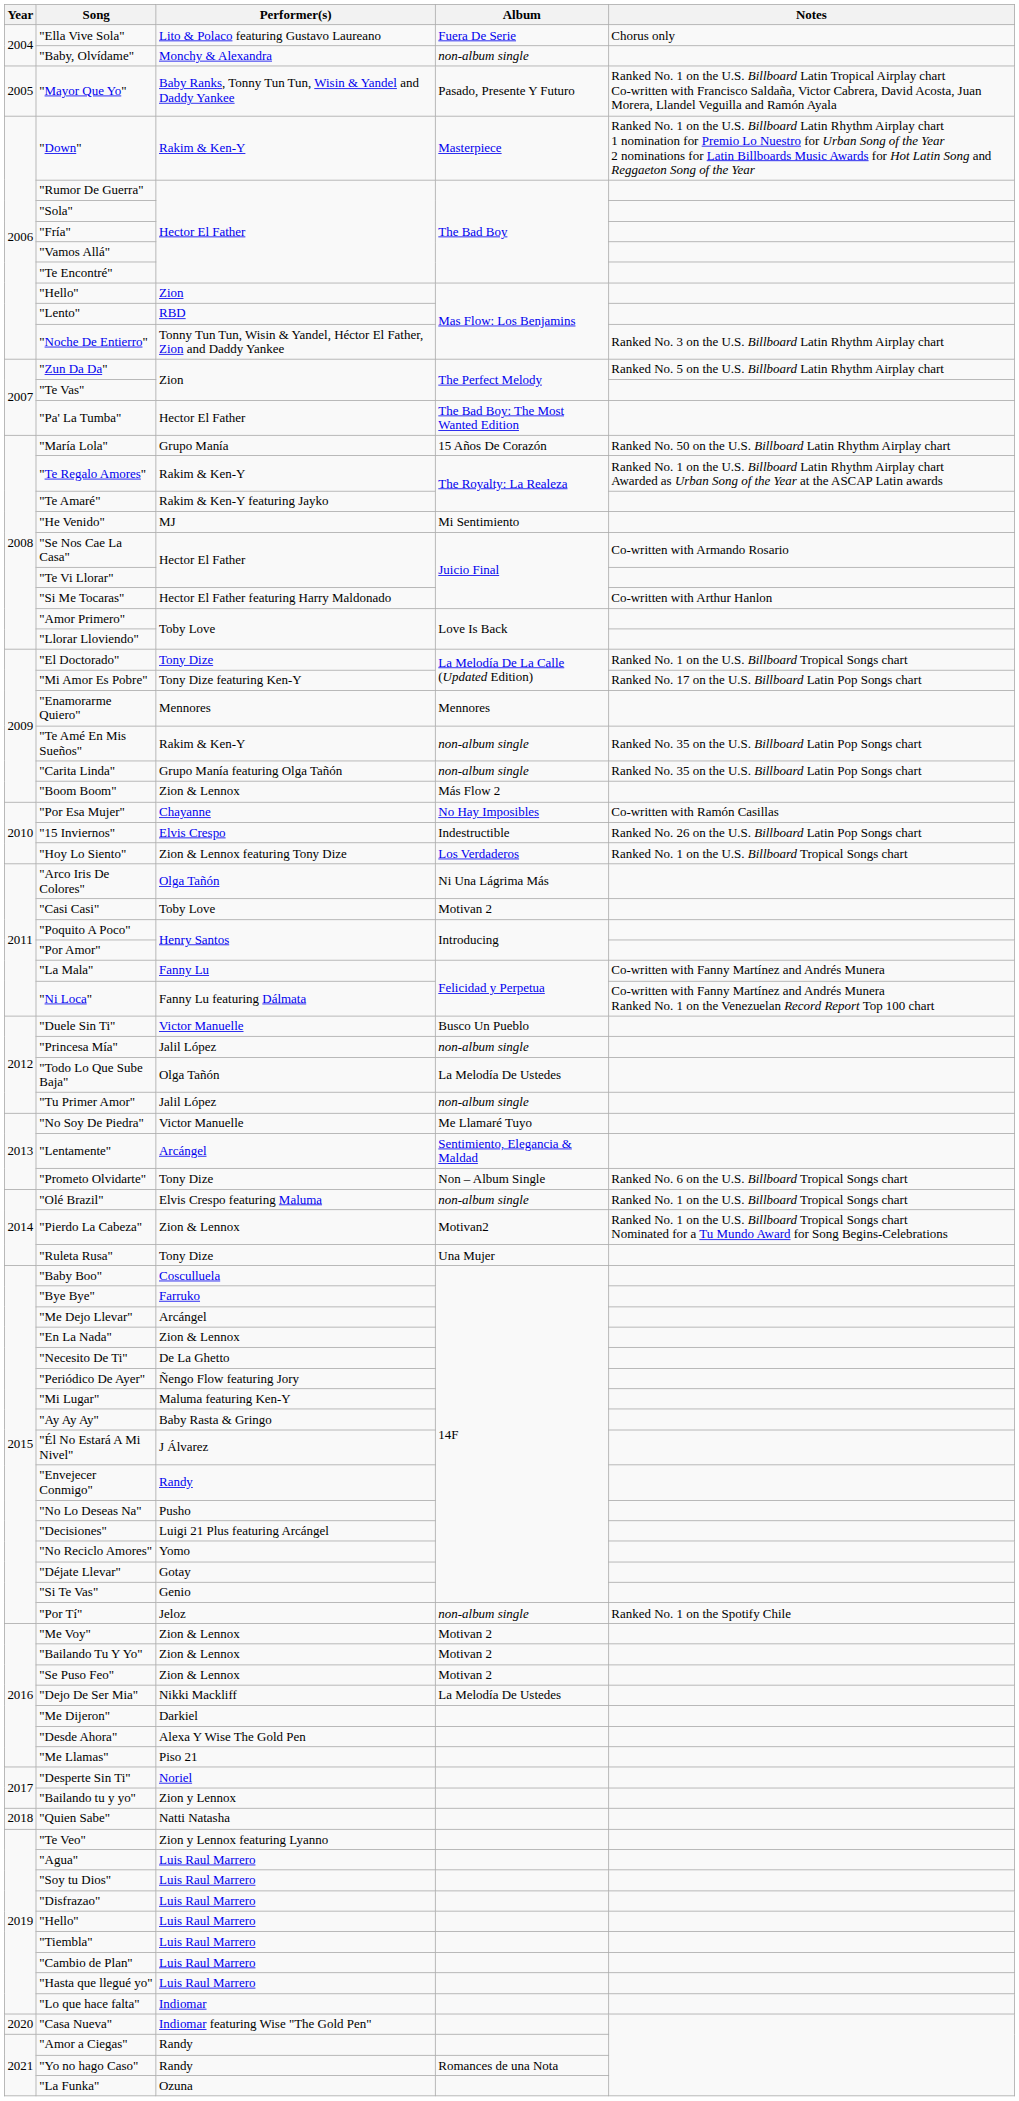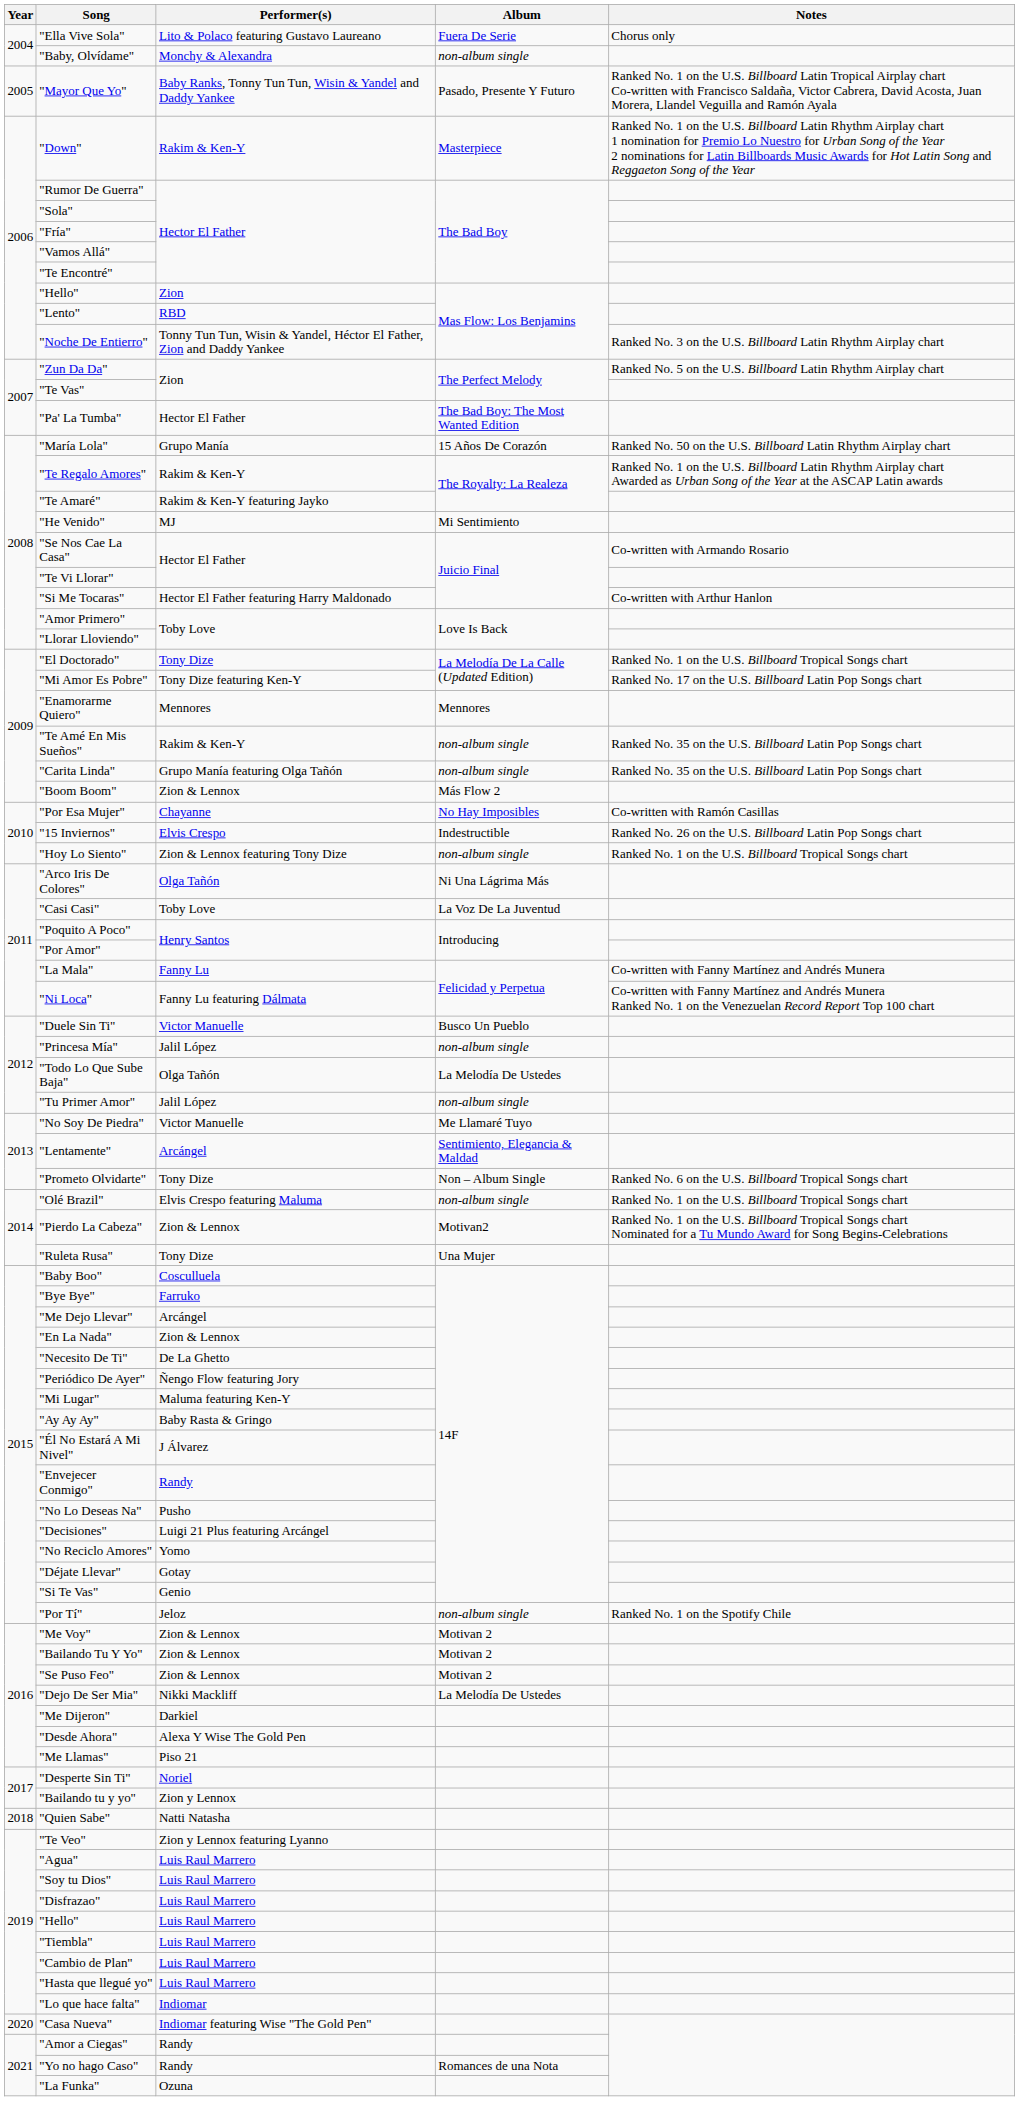(479, 853) Los Verdaderos -> (483, 853) non-album single
(465, 909) Motivan 2 -> (499, 909) La Voz De La Juventud
